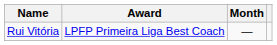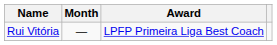columns swapped: (144, 13) <-> (247, 13)
